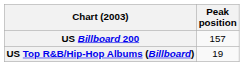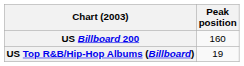(218, 38) 157 -> (218, 38) 160
